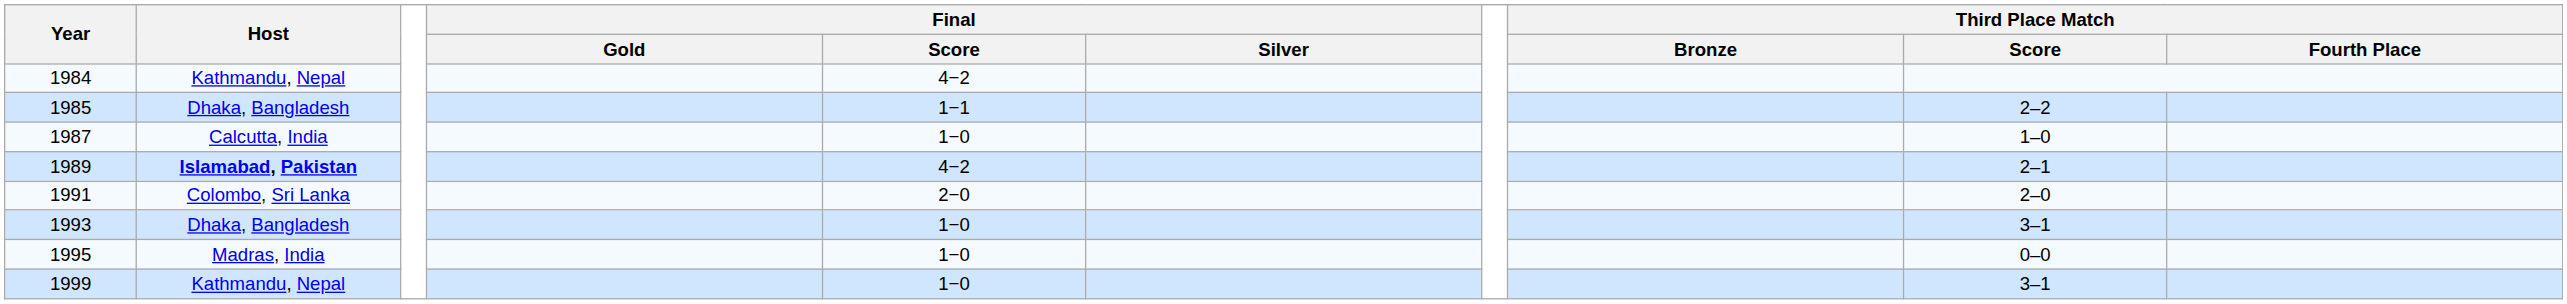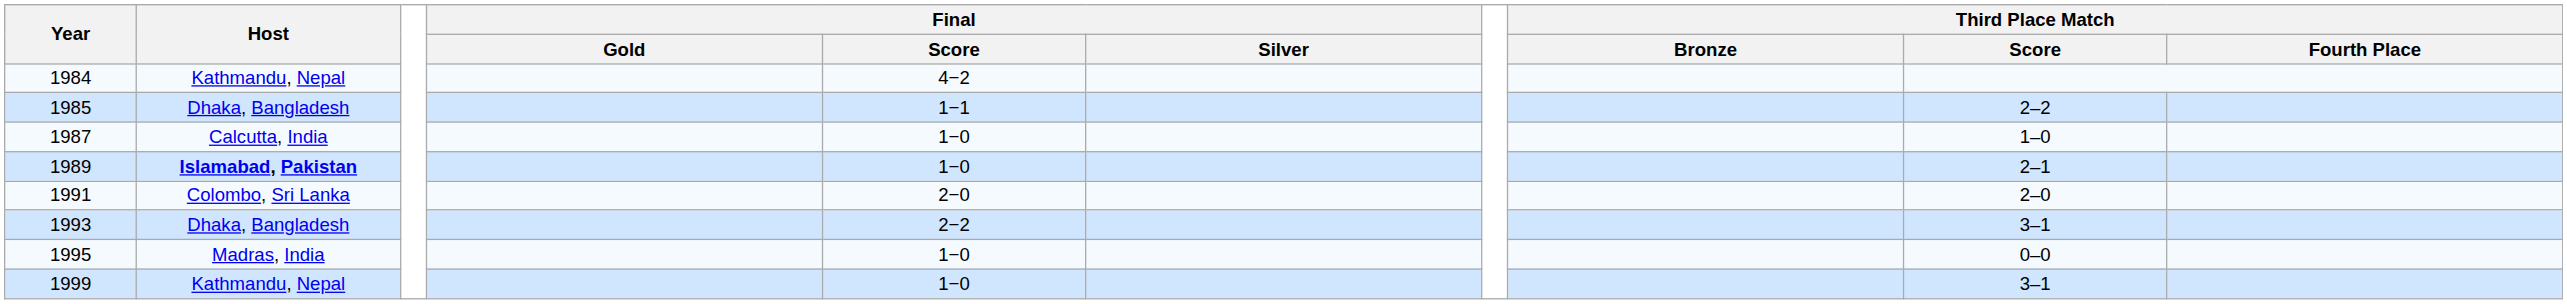(954, 166) 4−2 -> (954, 166) 1−0
(954, 225) 1−0 -> (954, 225) 2−2
